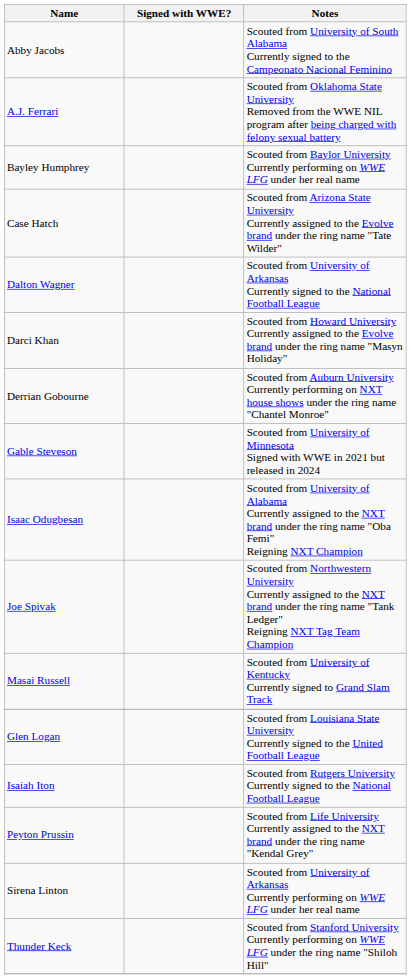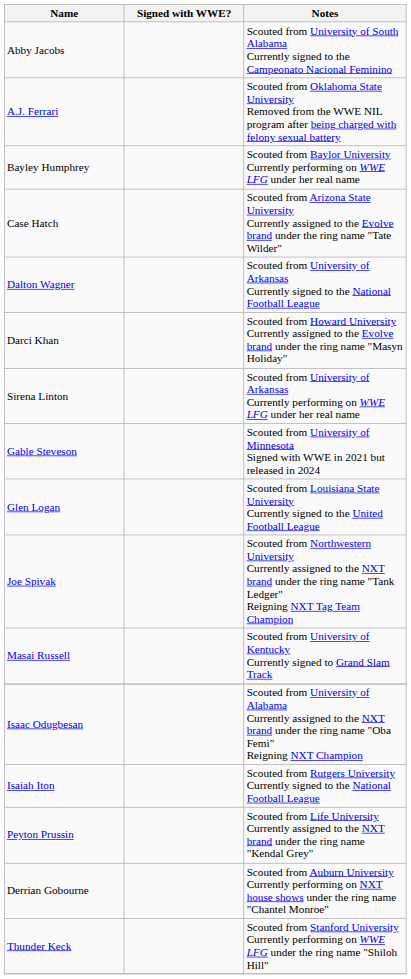rows swapped: (48, 396) <-> (38, 890)
rows swapped: (34, 736) <-> (45, 519)
